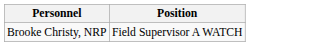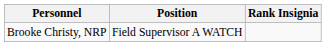+ column: (283, 13)
